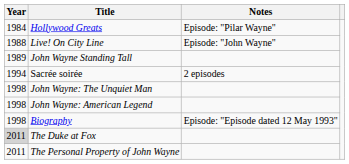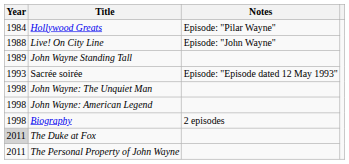(16, 74) 1994 -> (16, 74) 1993
(204, 74) 2 episodes -> (261, 74) Episode: "Episode dated 12 May 1993"
(261, 120) Episode: "Episode dated 12 May 1993" -> (204, 120) 2 episodes
